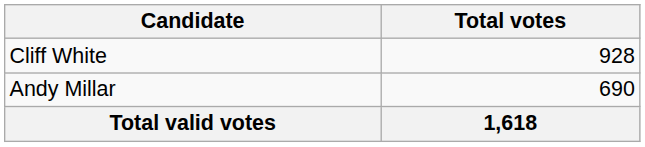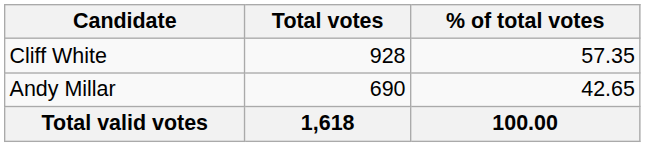+ column: (525, 21)
